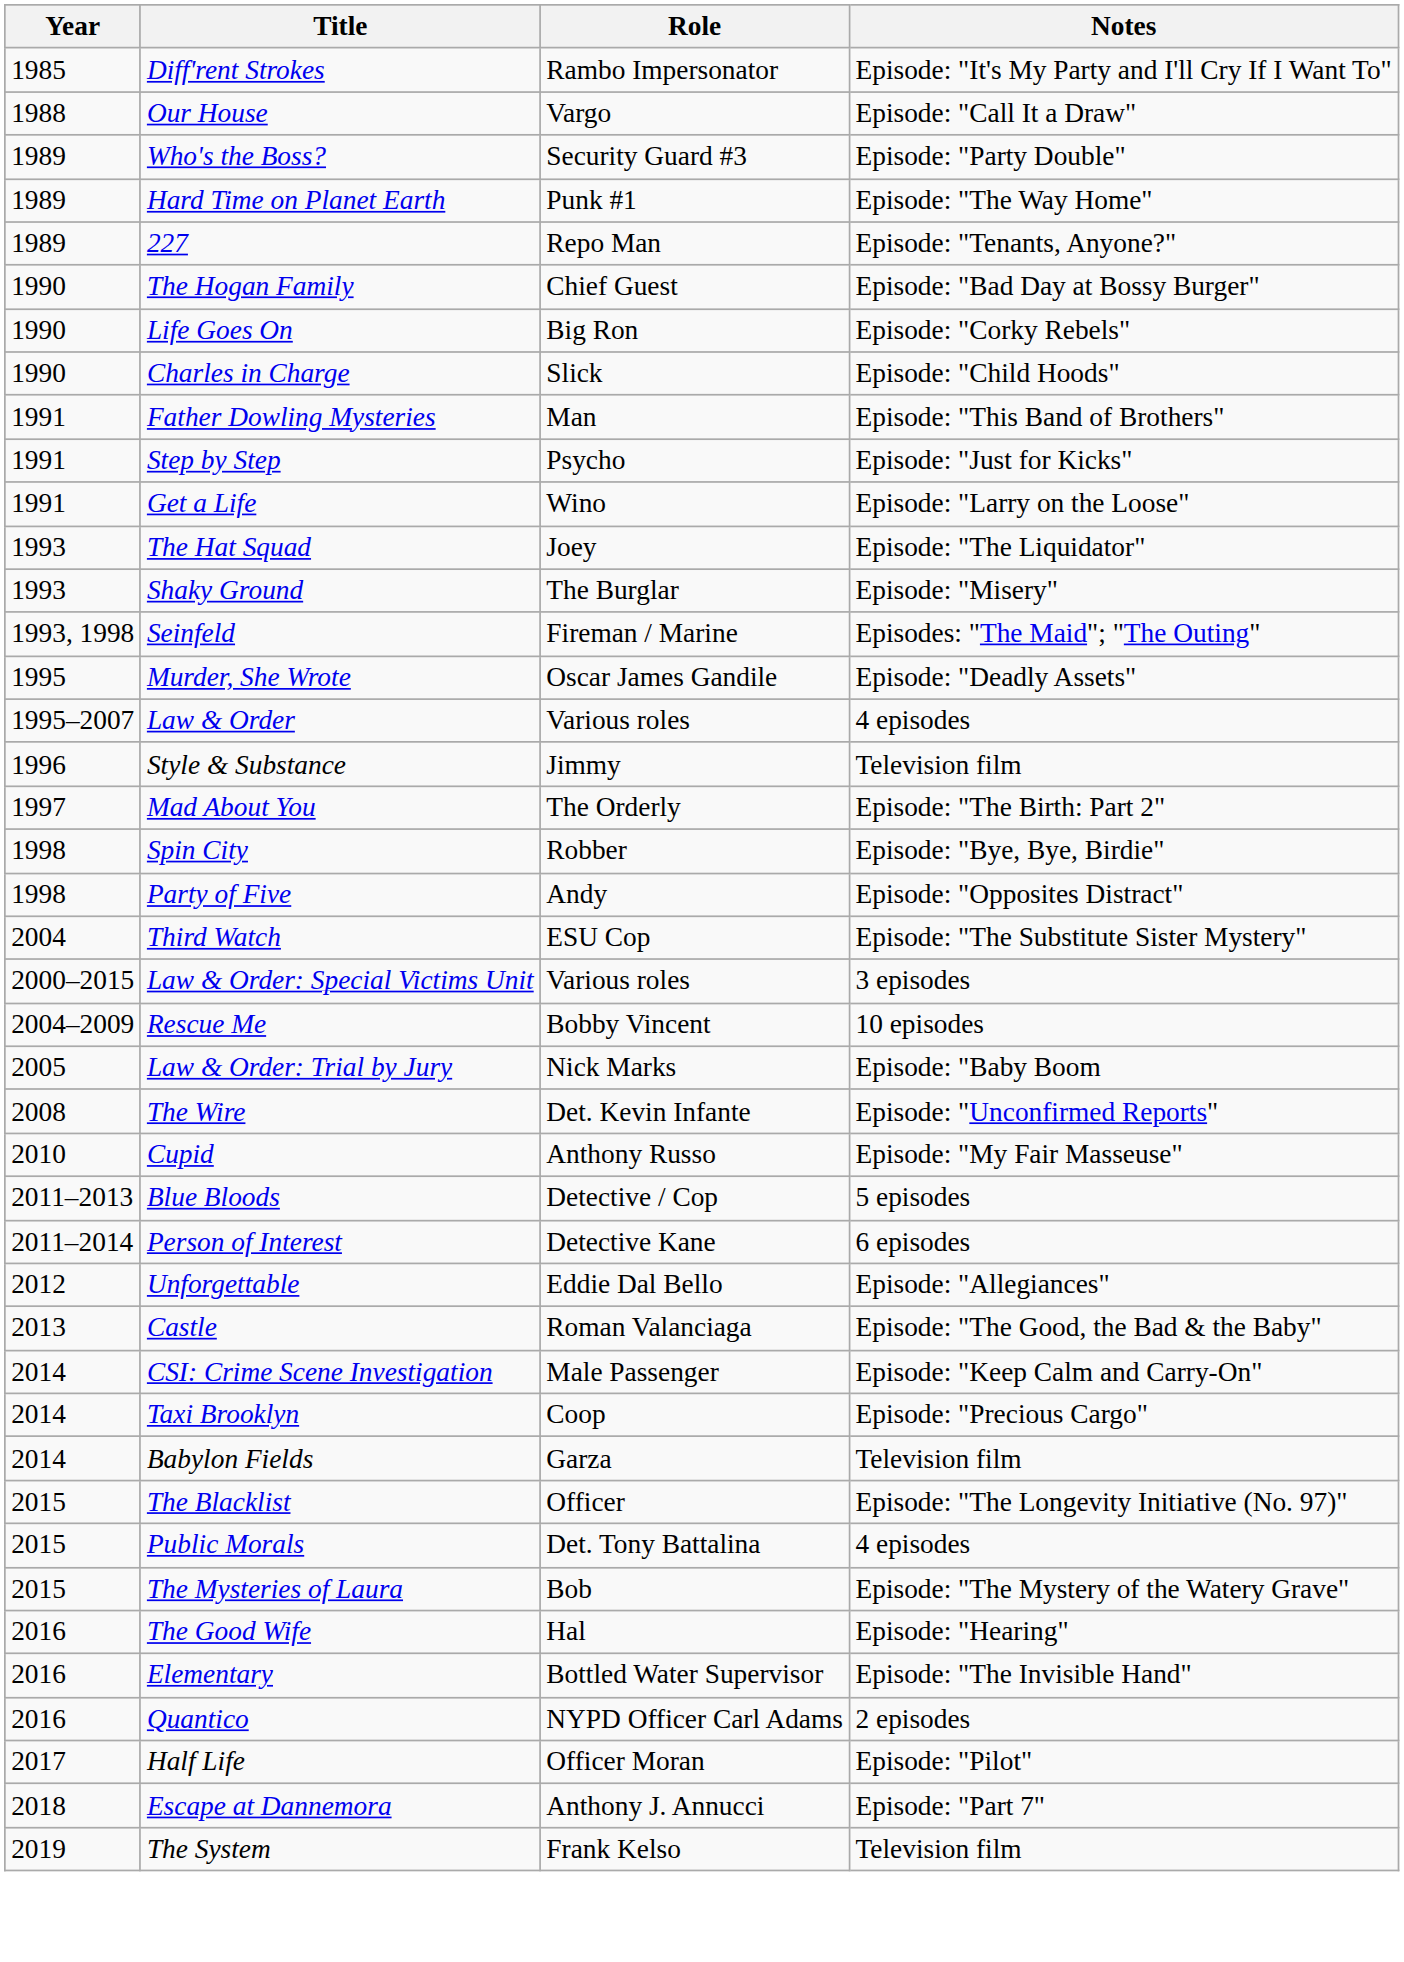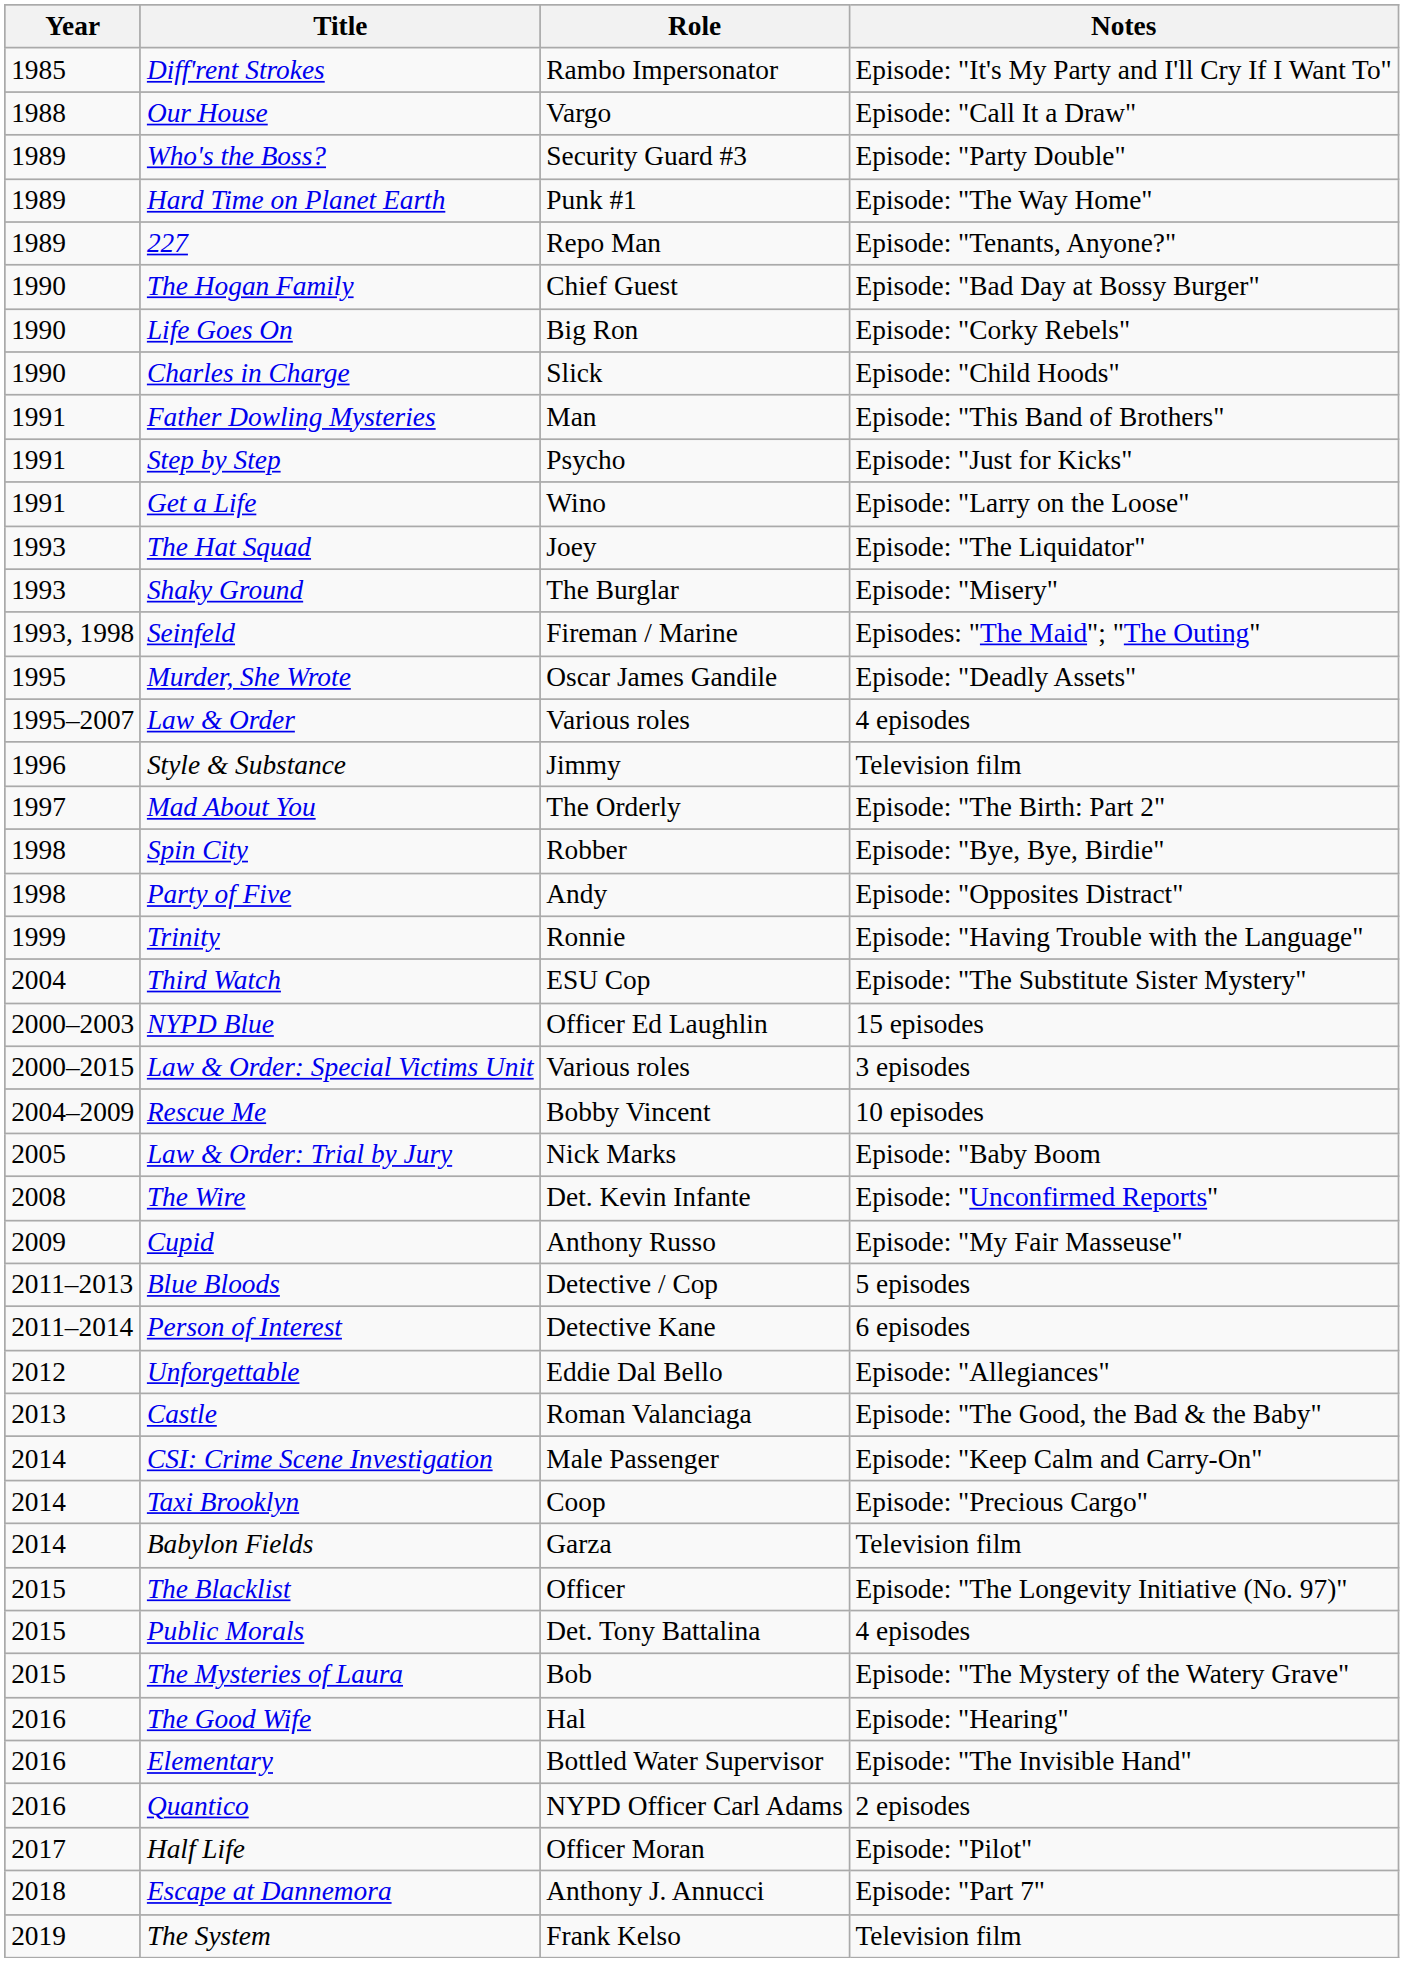+ row: (183, 937)
+ row: (210, 1024)
(39, 1154) 2010 -> (39, 1241) 2009
